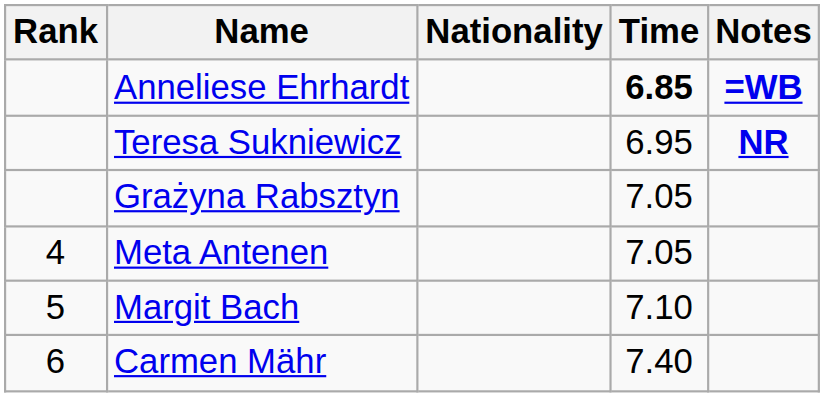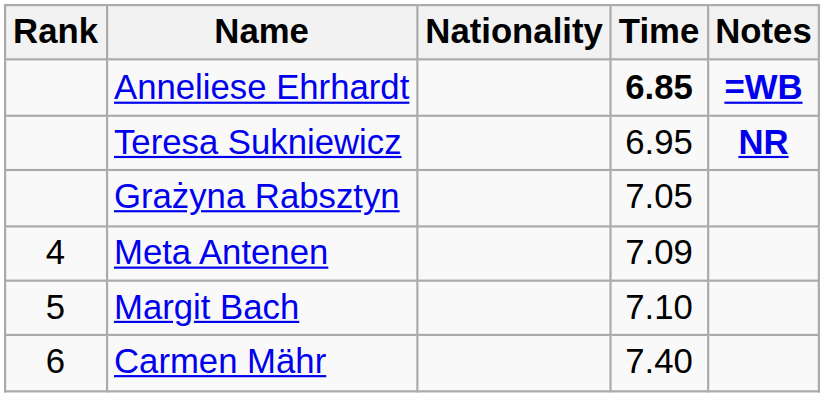(659, 252) 7.05 -> (659, 252) 7.09
